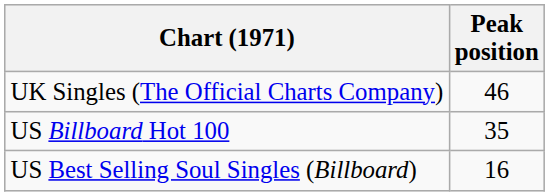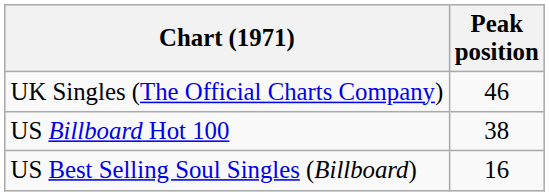(497, 130) 35 -> (497, 130) 38
